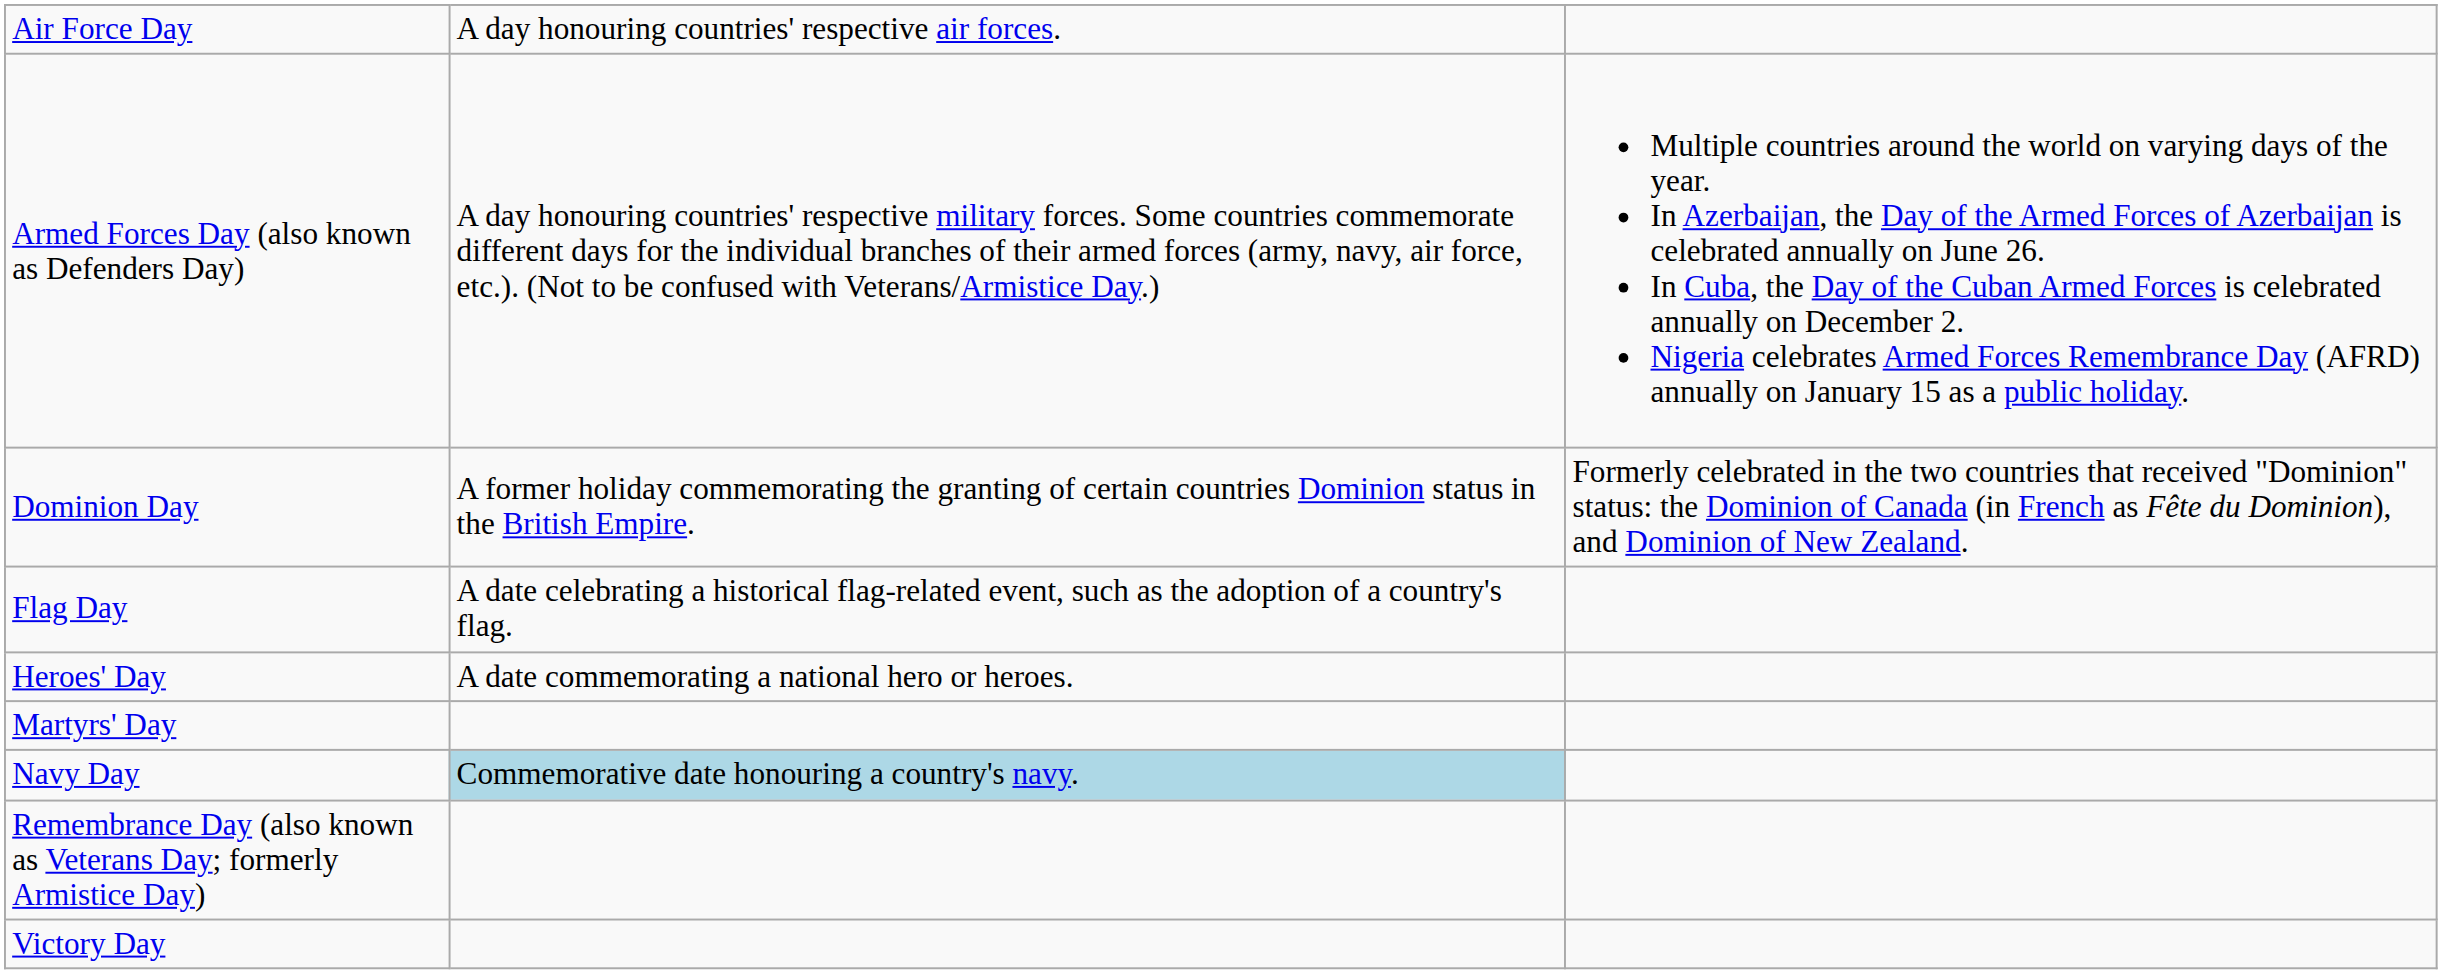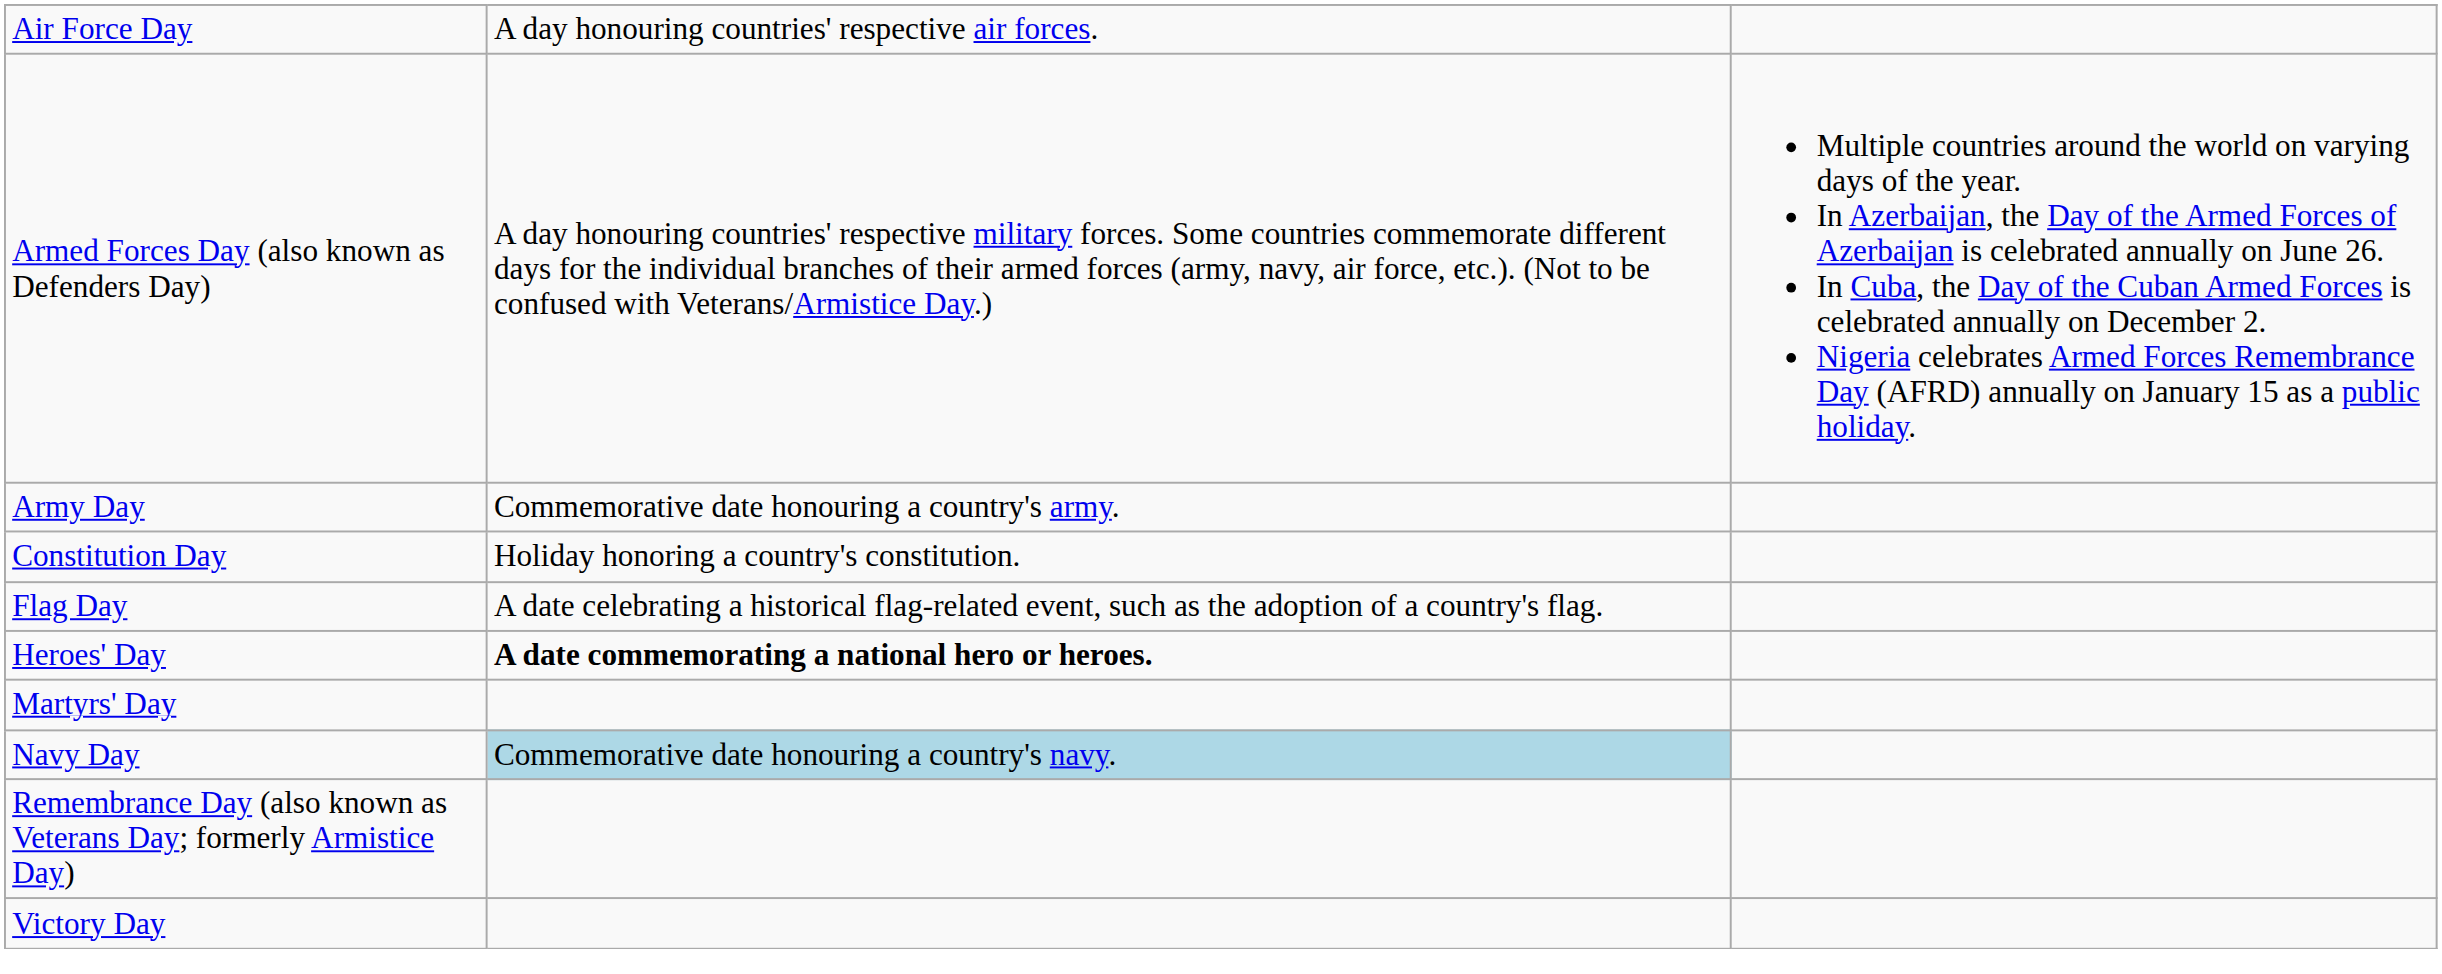+ row: (78, 506)
+ row: (119, 555)
- row: (105, 506)
(765, 675) normal -> (823, 654) bold
